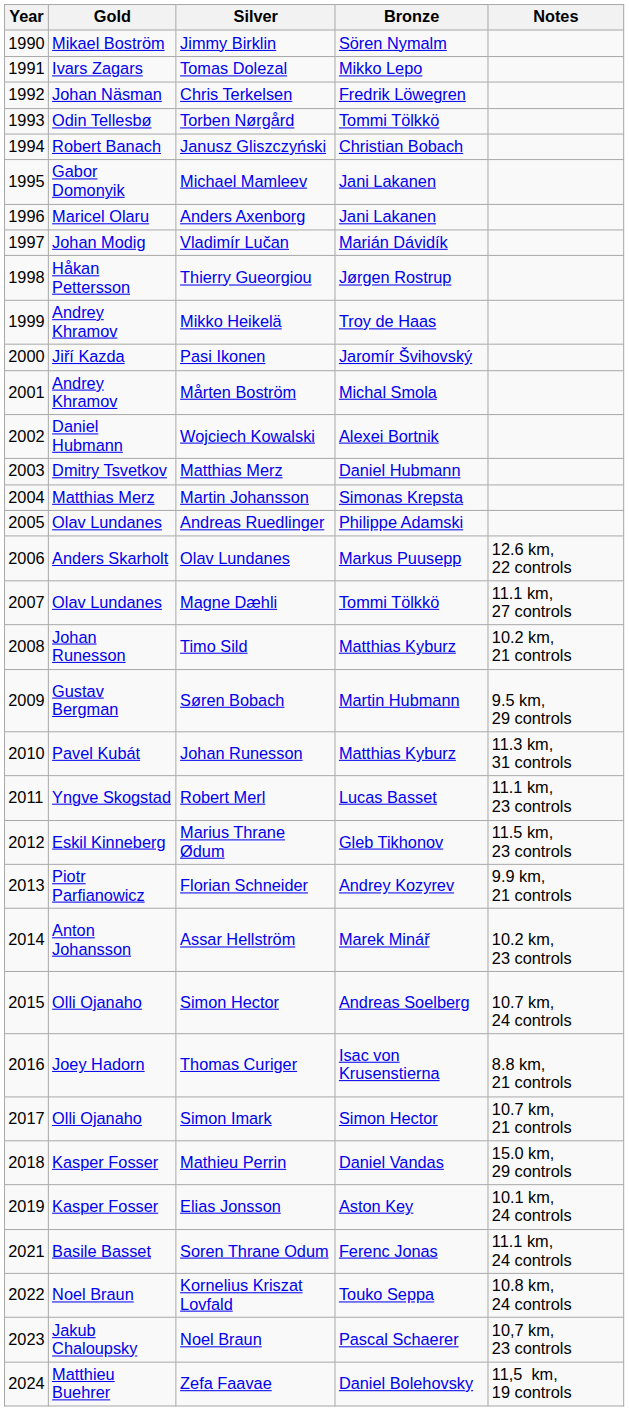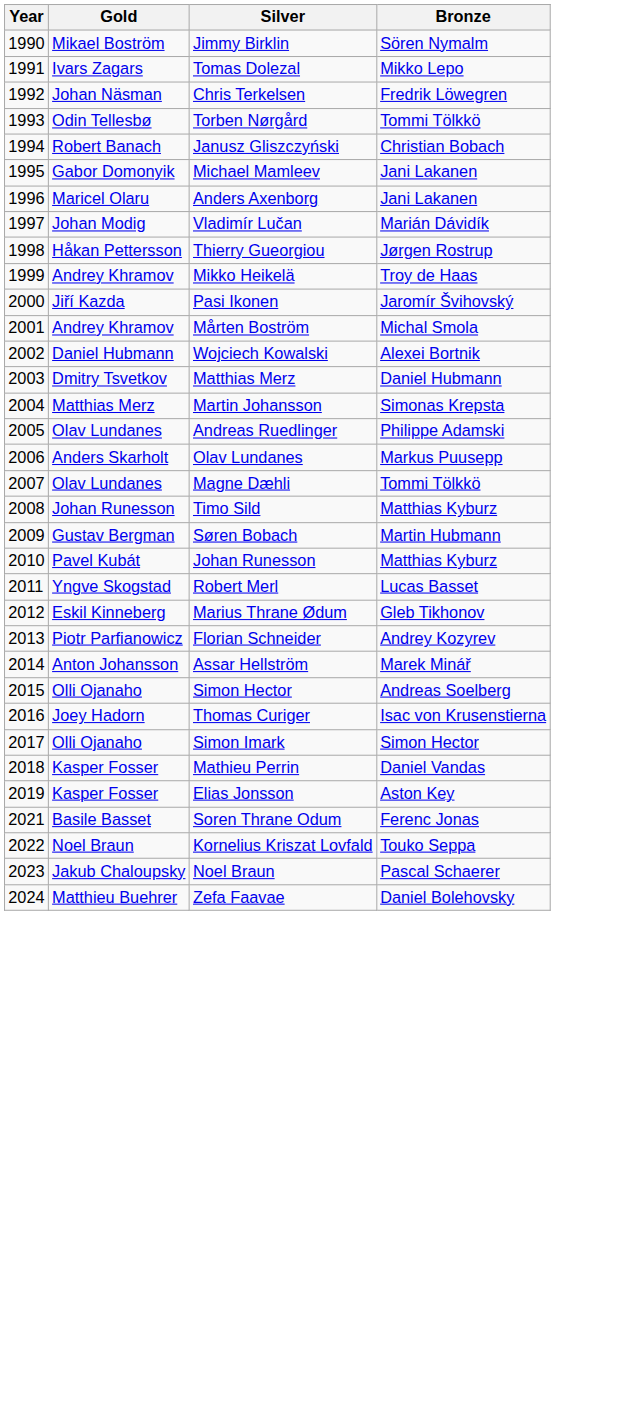- column: (556, 17)
